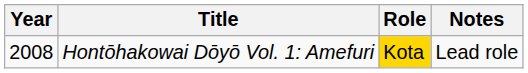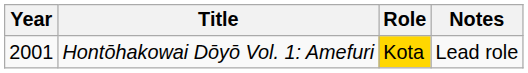(31, 51) 2008 -> (31, 51) 2001
